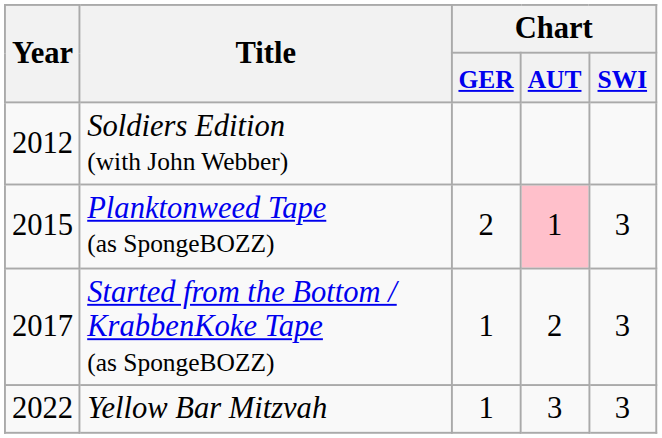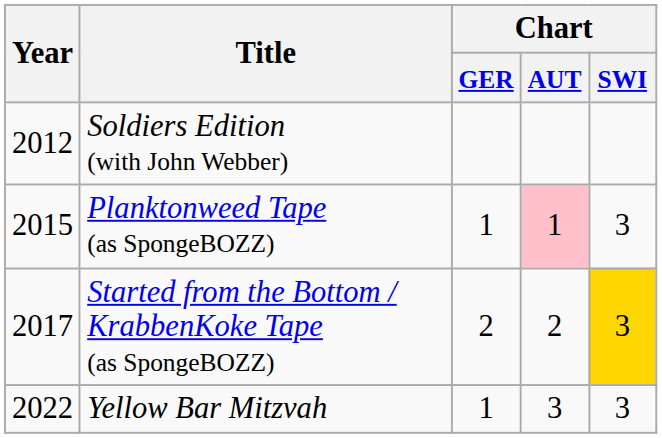(486, 225) 2 -> (486, 225) 1
(486, 325) 1 -> (486, 325) 2
(622, 325) no background -> (622, 325) gold background
